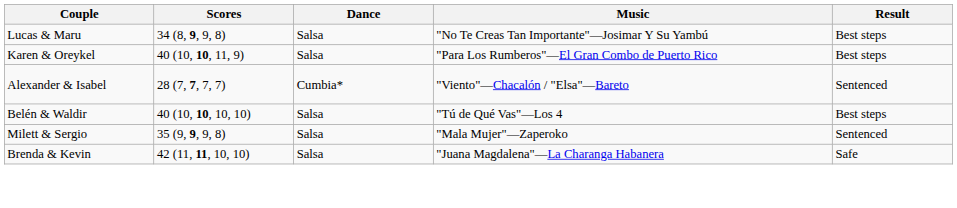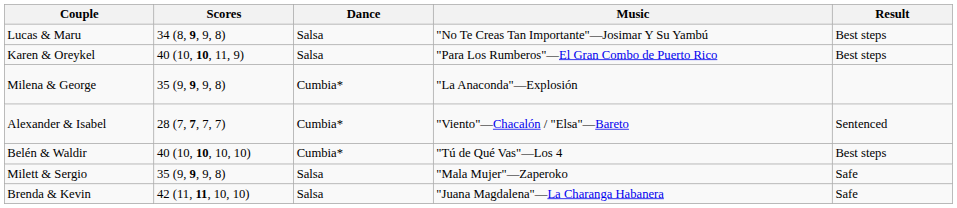+ row: (52, 84)
(310, 114) Salsa -> (320, 153) Cumbia*
(861, 134) Sentenced -> (847, 173) Safe
